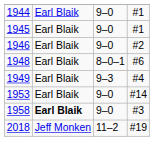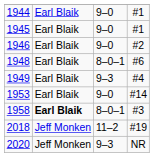(105, 111) 9–0 -> (110, 111) 8–0–1
+ row: (18, 144)
